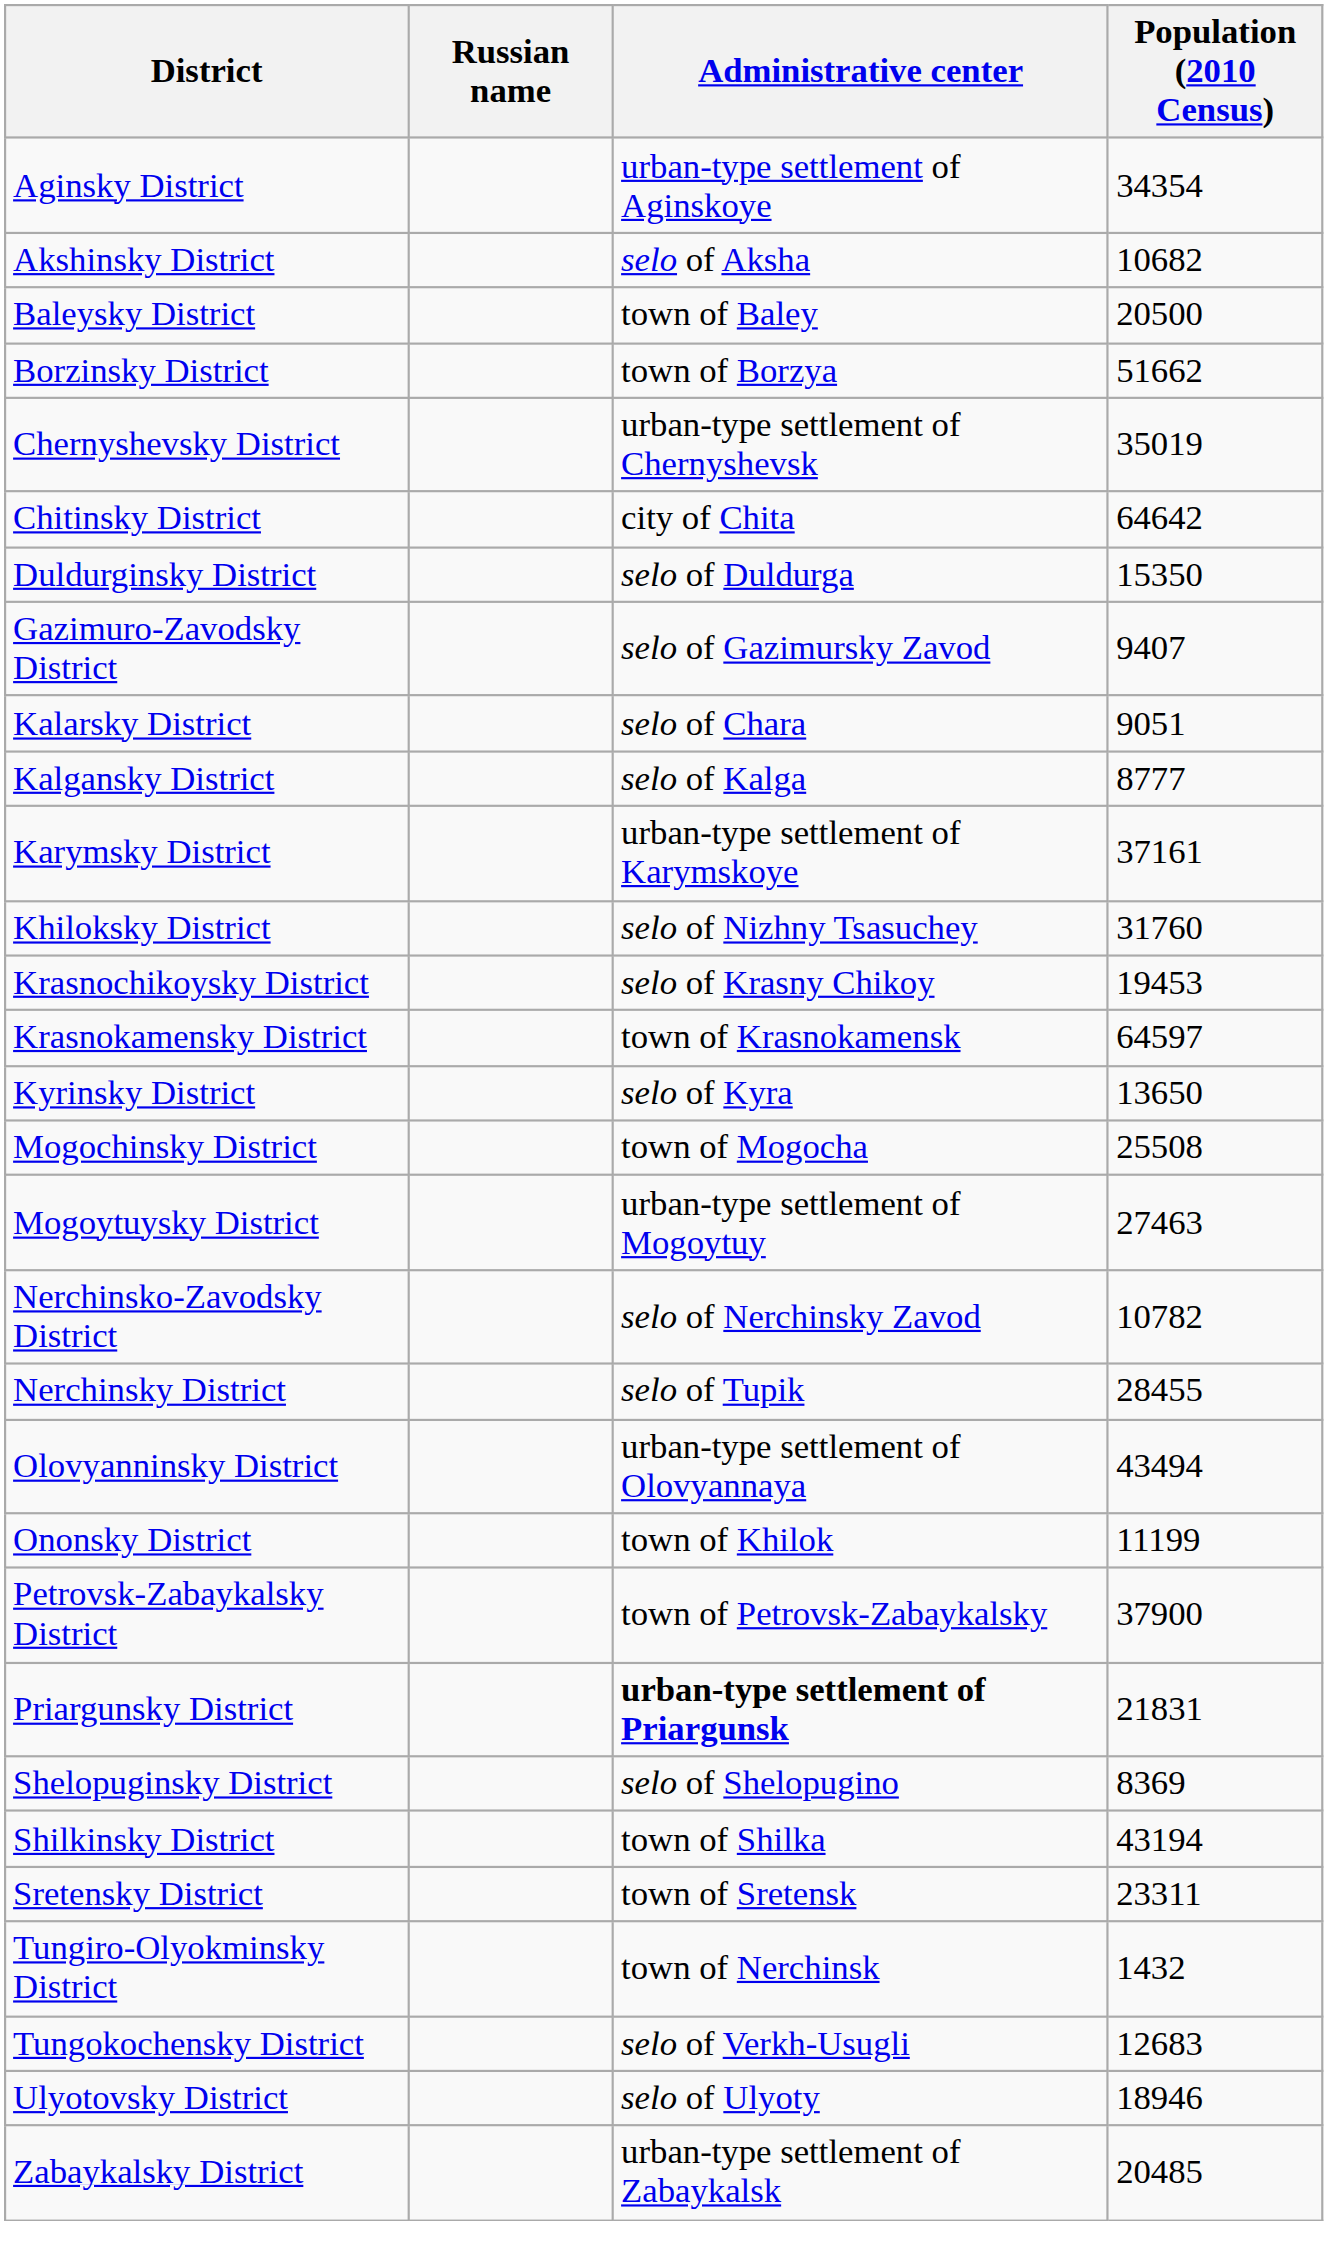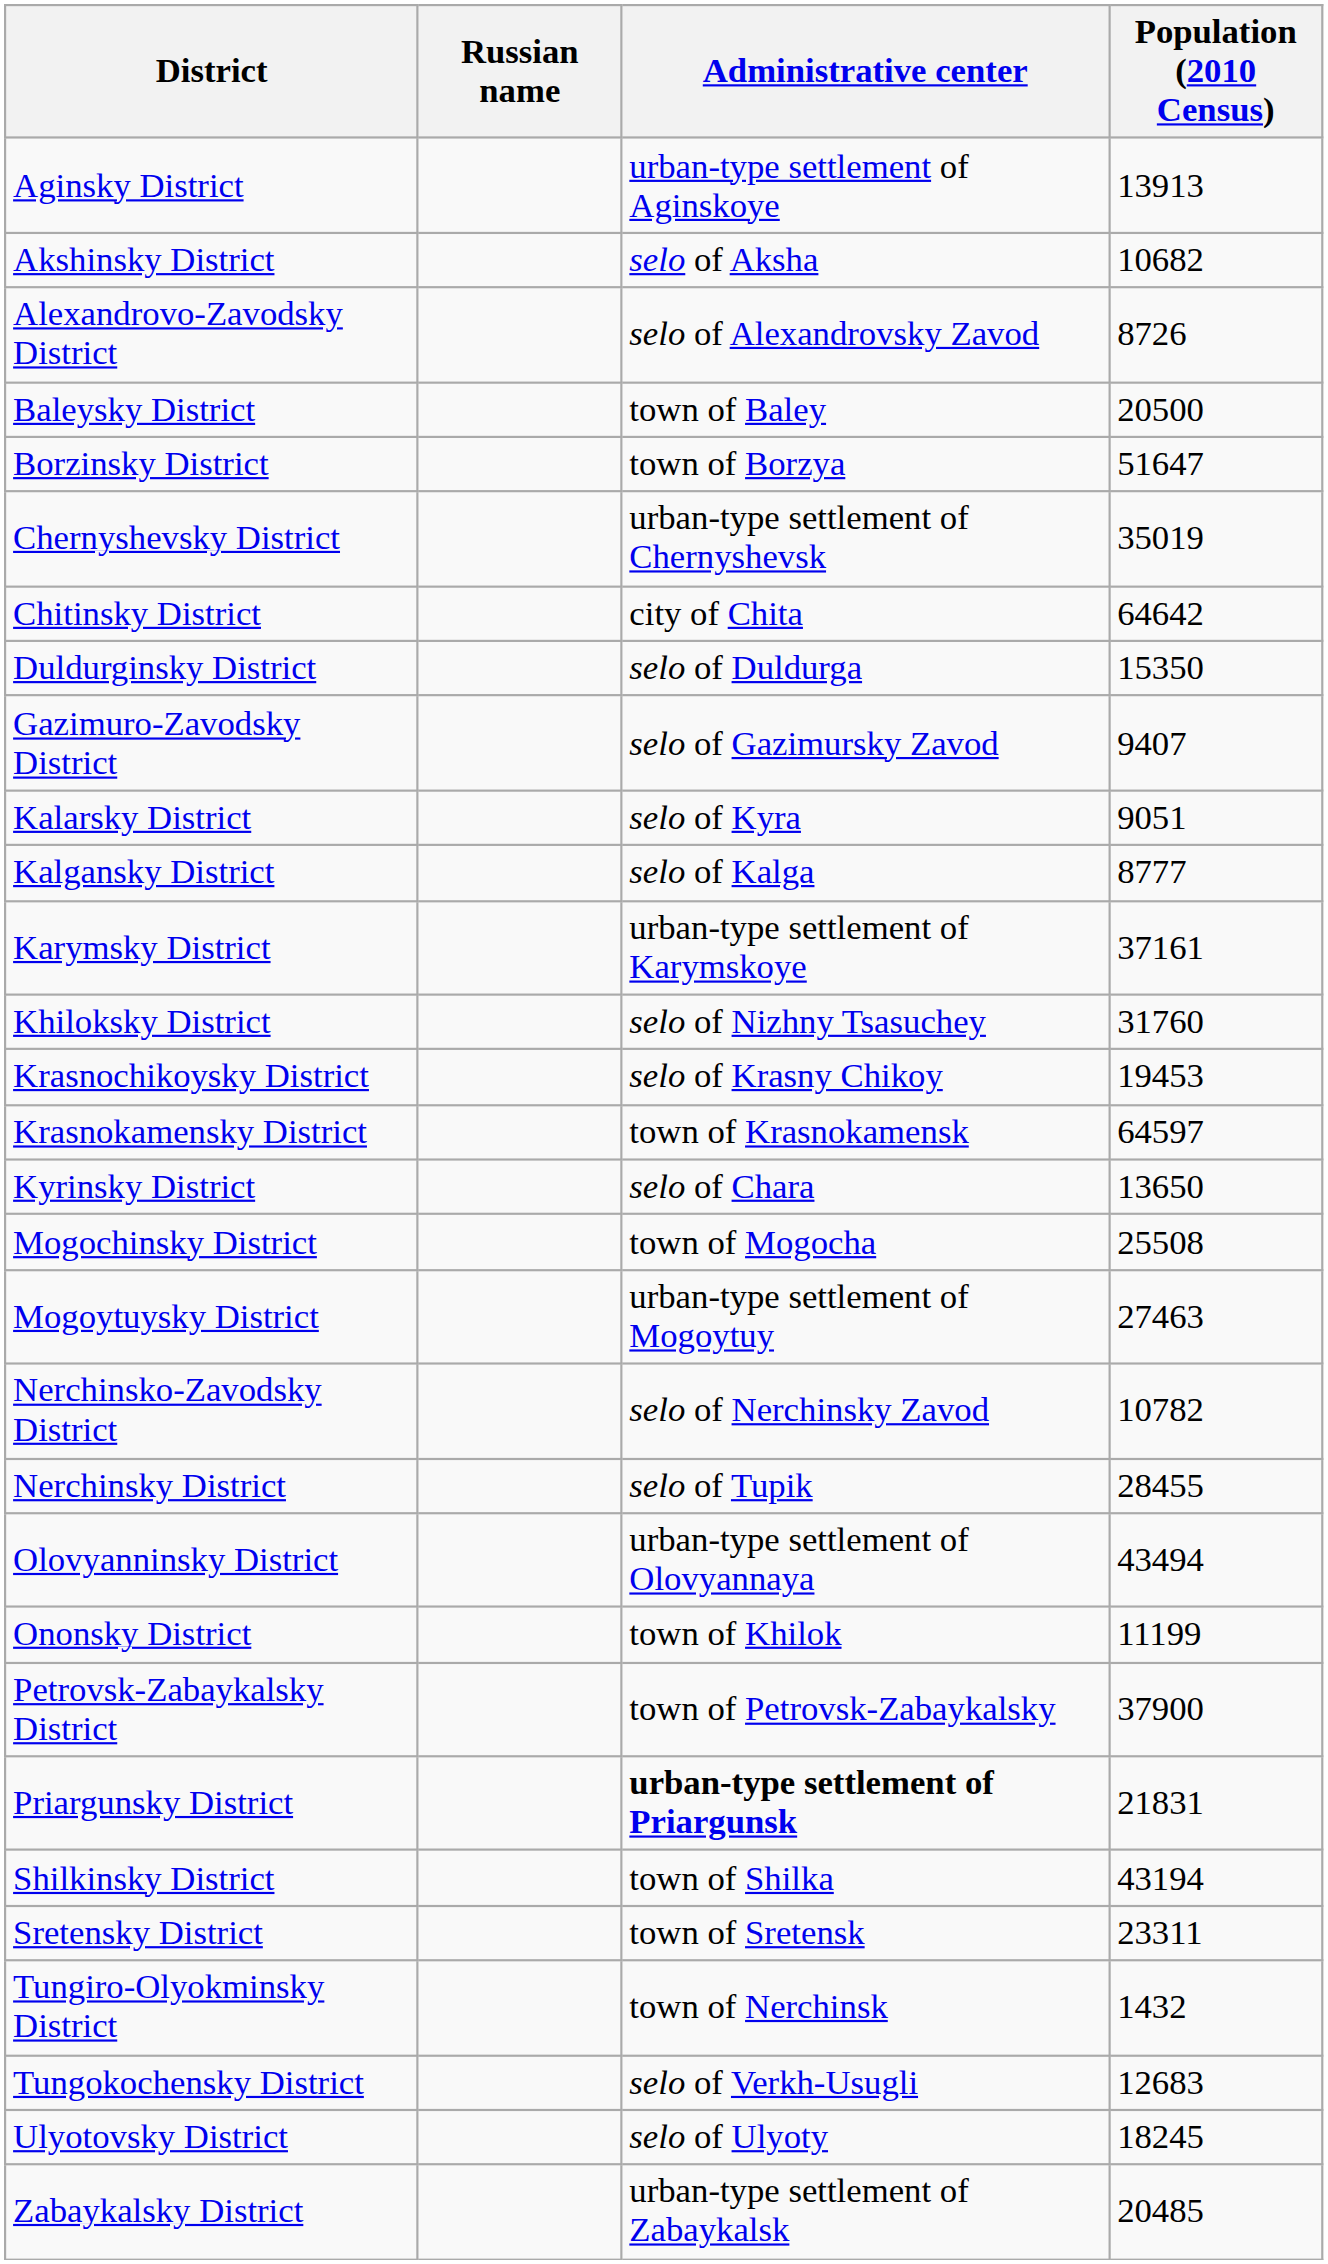(1160, 184) 34354 -> (1161, 184) 13913
+ row: (178, 333)
(1160, 369) 51662 -> (1161, 463) 51647
(714, 722) selo of Chara -> (715, 817) selo of Kyra
(707, 1092) selo of Kyra -> (722, 1186) selo of Chara
- row: (173, 1783)
(1160, 2097) 18946 -> (1161, 2136) 18245
